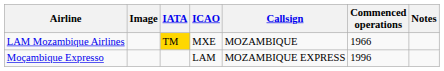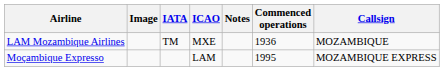columns swapped: (285, 18) <-> (424, 18)
(170, 41) gold background -> (170, 41) no background
(361, 41) 1966 -> (265, 41) 1936
(361, 58) 1996 -> (265, 58) 1995
